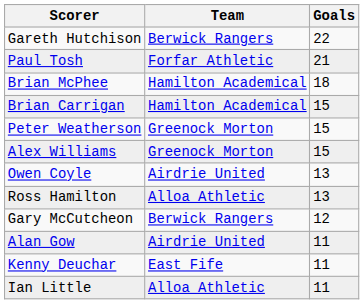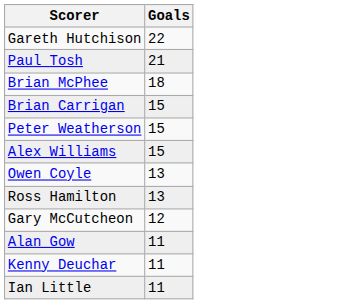- column: (227, 16)
